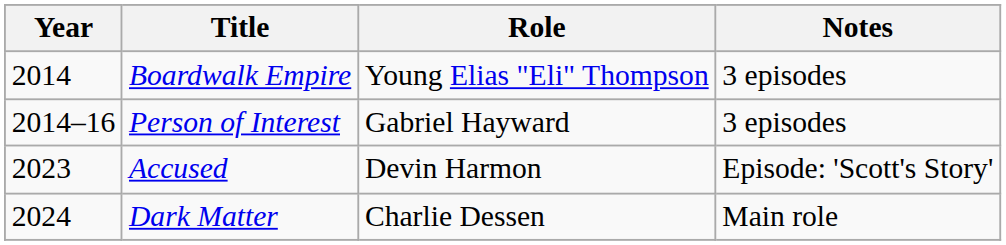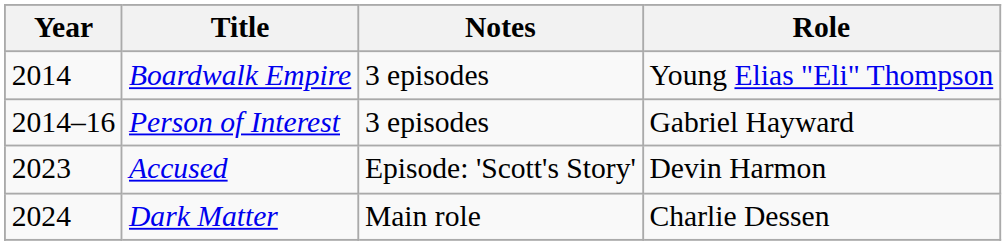columns swapped: (537, 27) <-> (858, 27)
